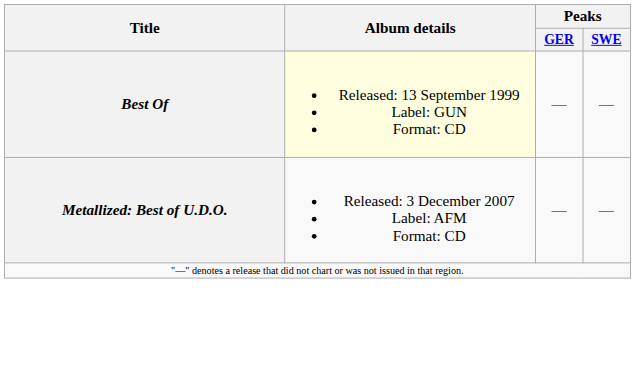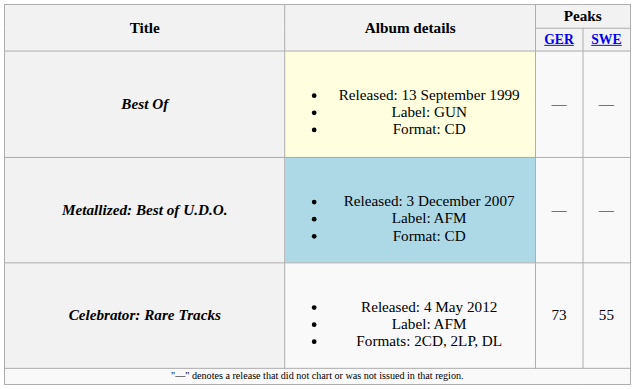(410, 218) no background -> (410, 218) lightblue background
+ row: (145, 315)
